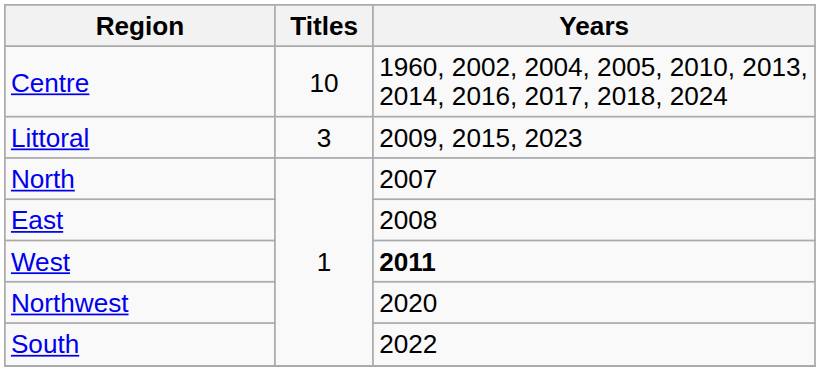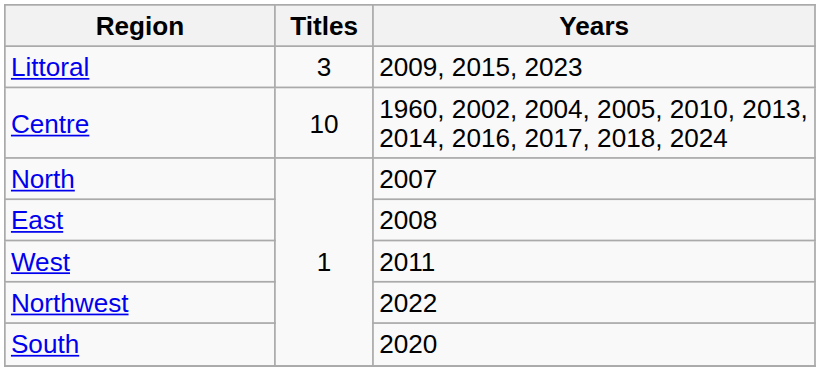rows swapped: (50, 82) <-> (50, 138)
(408, 262) bold -> (407, 262) normal
(408, 303) 2020 -> (408, 303) 2022
(408, 345) 2022 -> (408, 345) 2020
